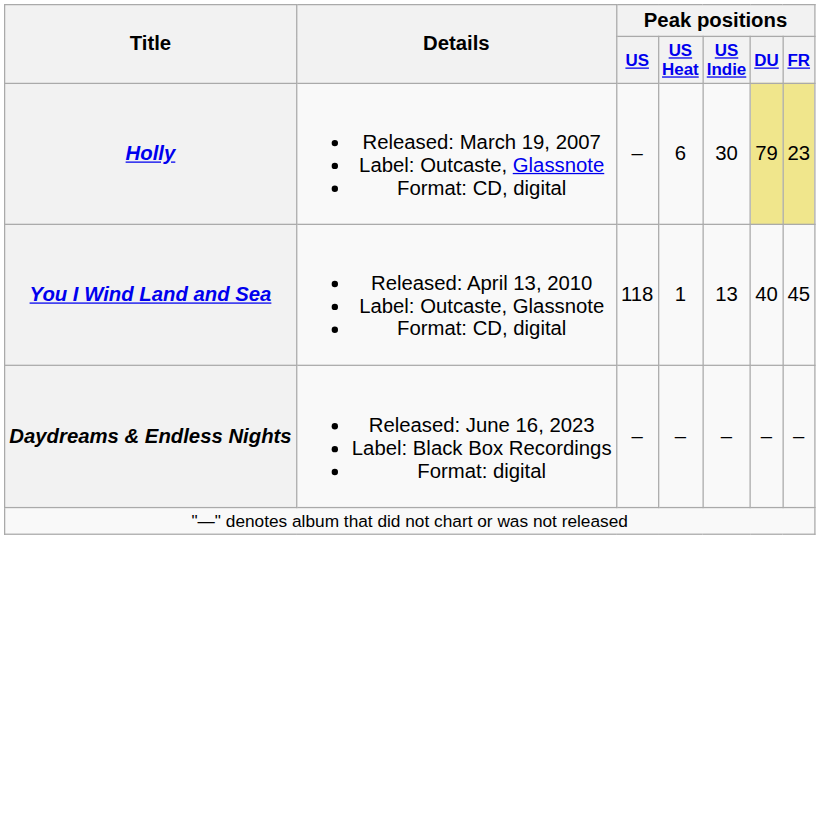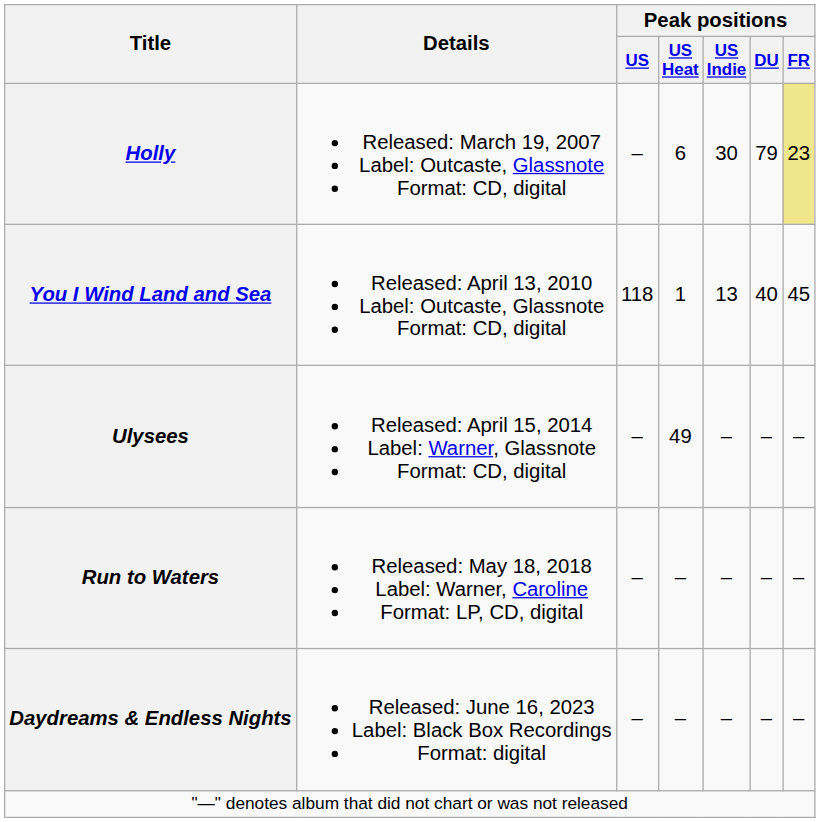(767, 153) khaki background -> (767, 153) no background
+ row: (150, 436)
+ row: (150, 577)
